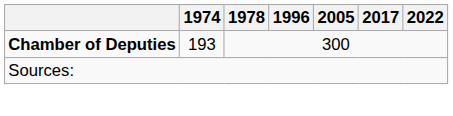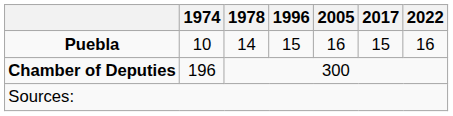+ row: (92, 44)
(202, 44) 193 -> (202, 70) 196
